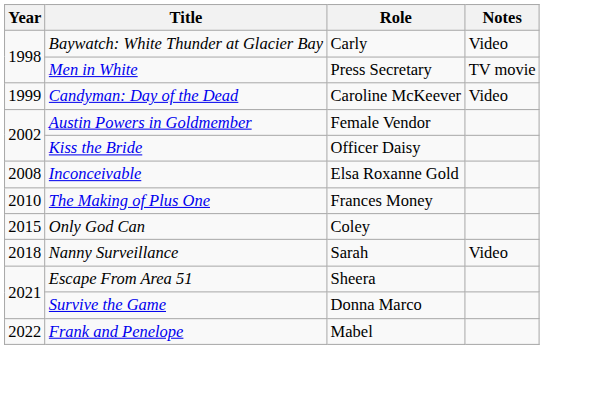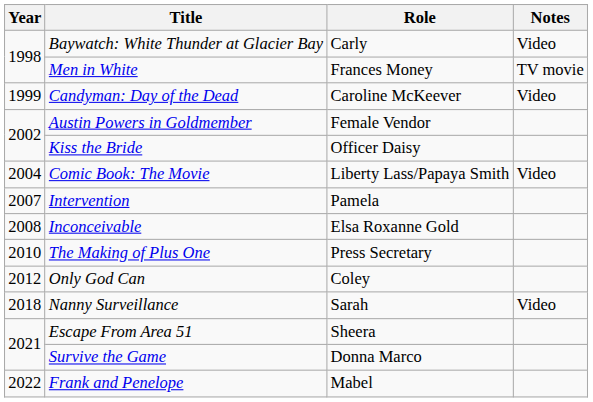(381, 69) Press Secretary -> (382, 69) Frances Money
+ row: (129, 174)
+ row: (89, 200)
(382, 200) Frances Money -> (381, 252) Press Secretary
(25, 226) 2015 -> (25, 278) 2012
